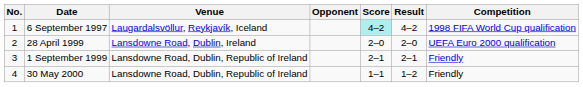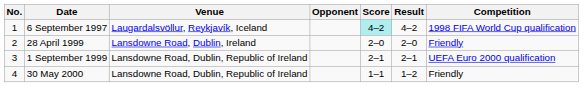(492, 43) UEFA Euro 2000 qualification -> (446, 43) Friendly
(446, 58) Friendly -> (492, 58) UEFA Euro 2000 qualification
